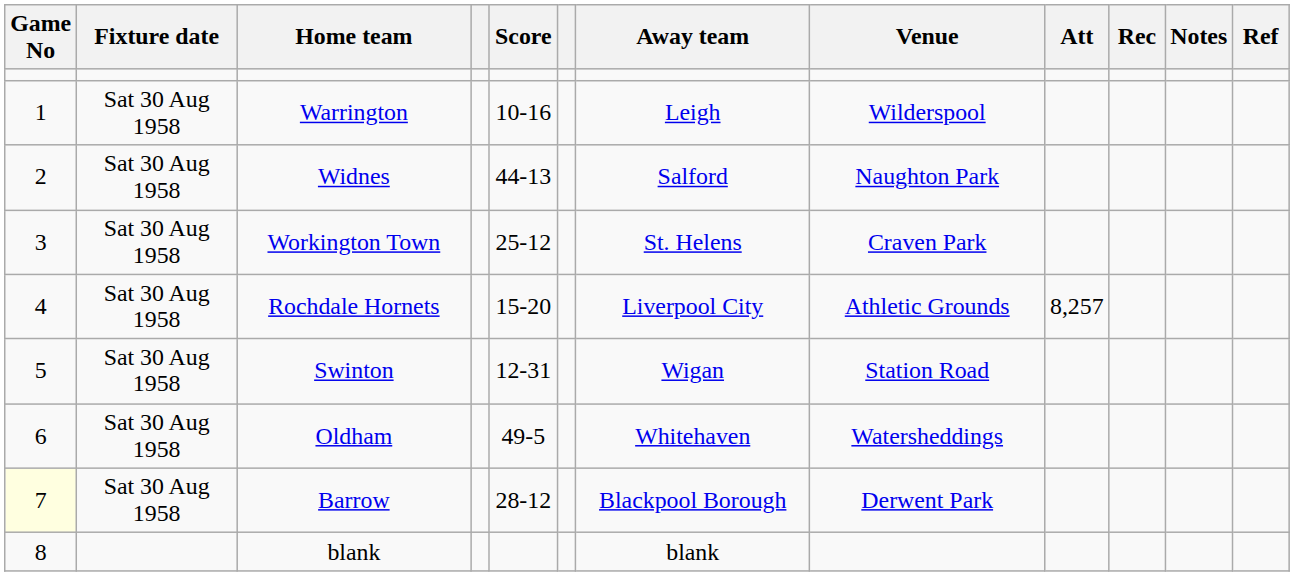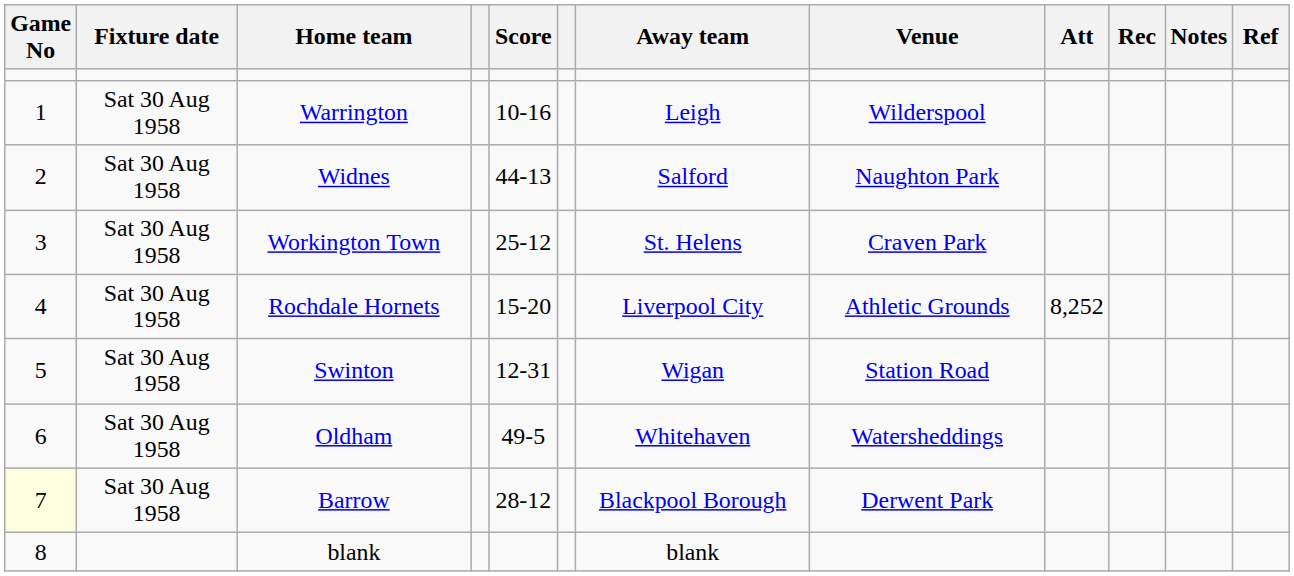(1077, 306) 8,257 -> (1077, 306) 8,252
